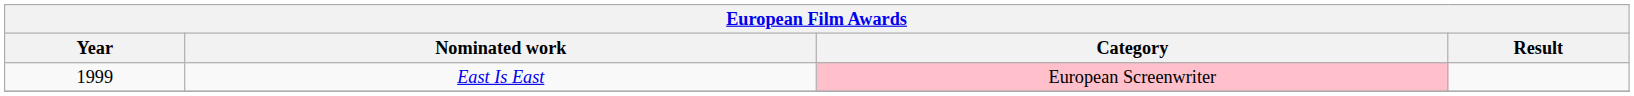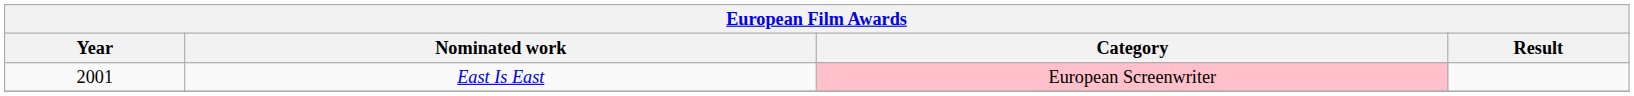(95, 76) 1999 -> (95, 76) 2001
